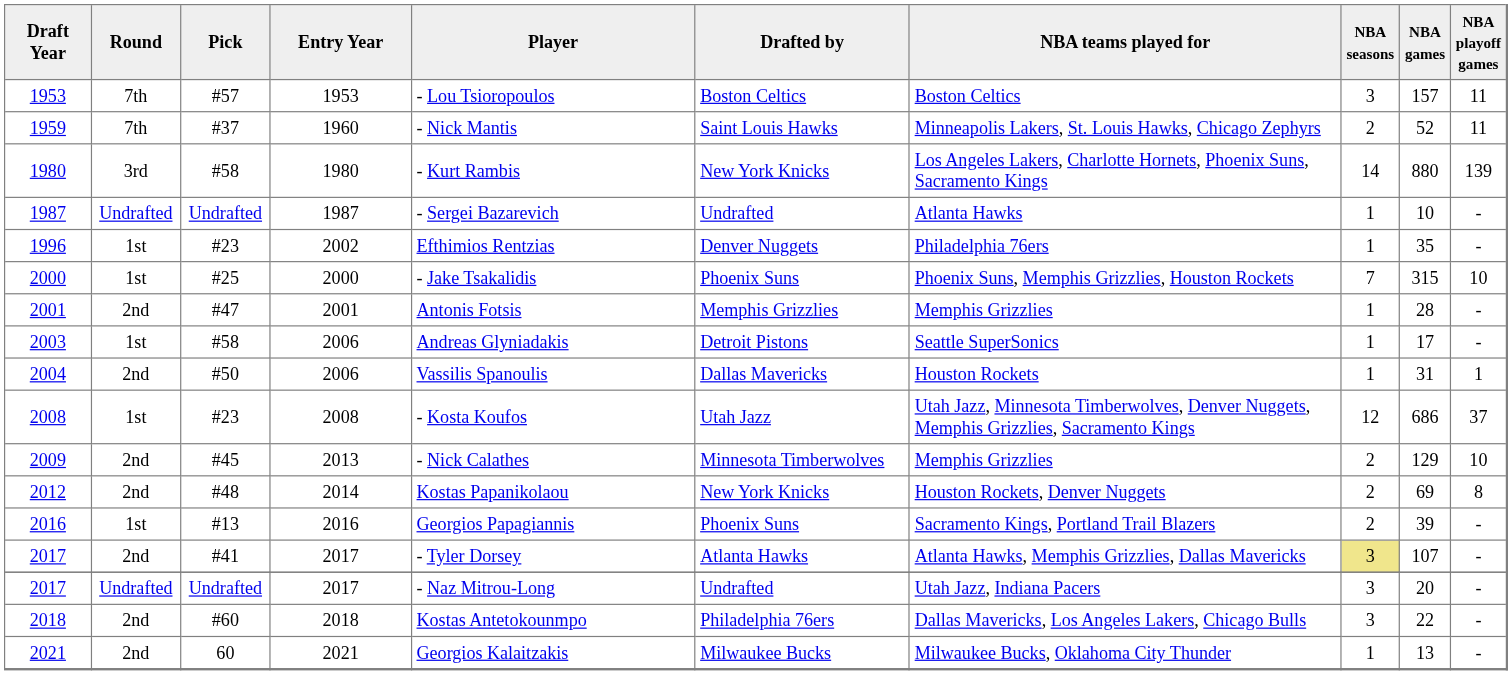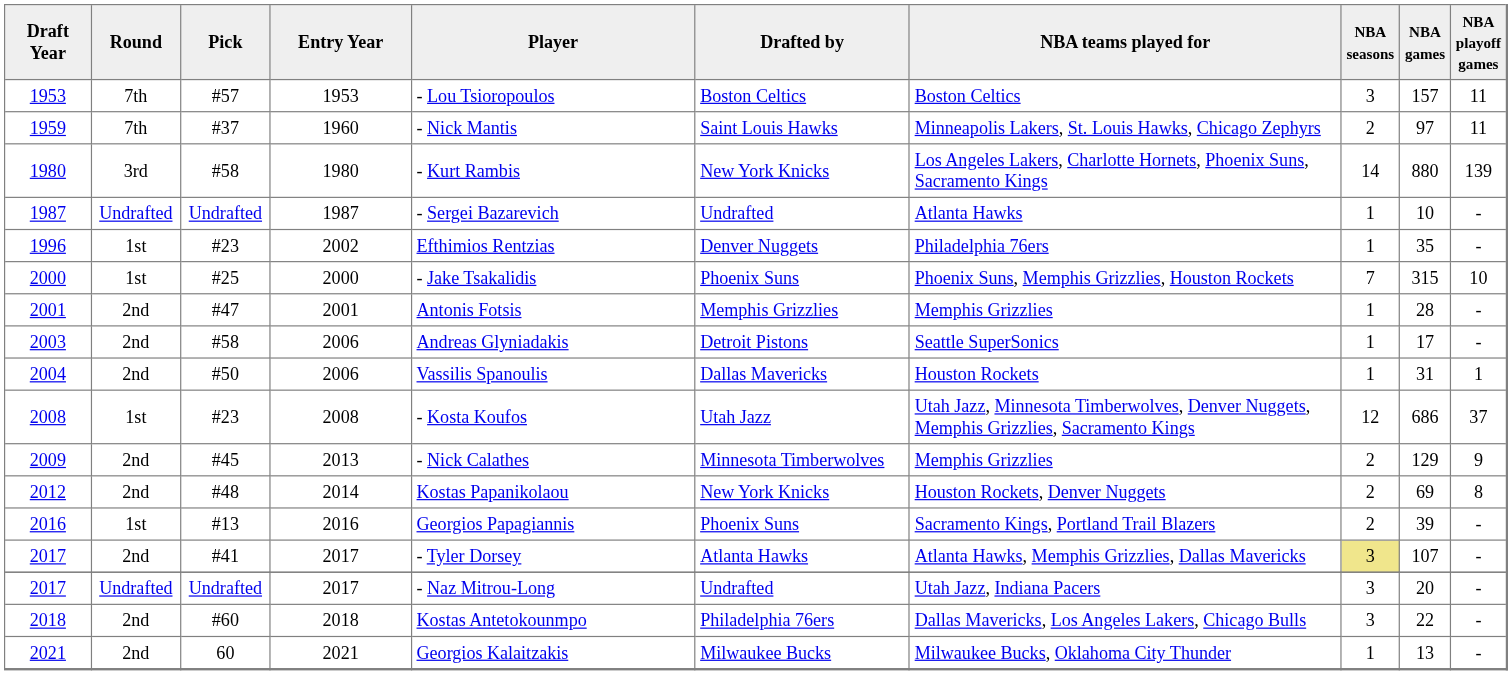(1425, 127) 52 -> (1425, 127) 97
(136, 341) 1st -> (136, 341) 2nd
(1478, 459) 10 -> (1478, 459) 9
